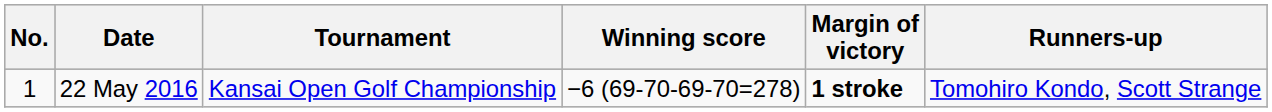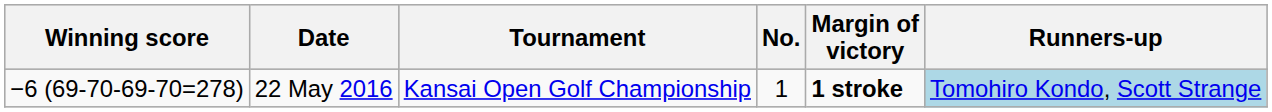columns swapped: (30, 37) <-> (684, 37)
(1096, 88) no background -> (1096, 88) lightblue background
